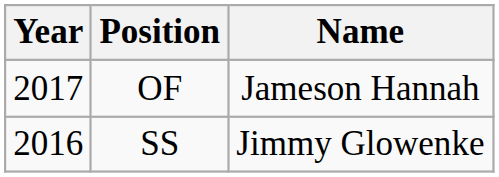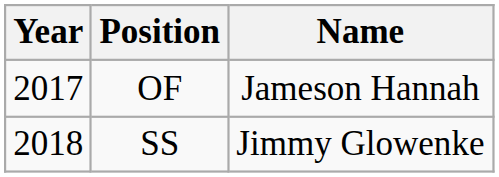(48, 143) 2016 -> (48, 143) 2018
